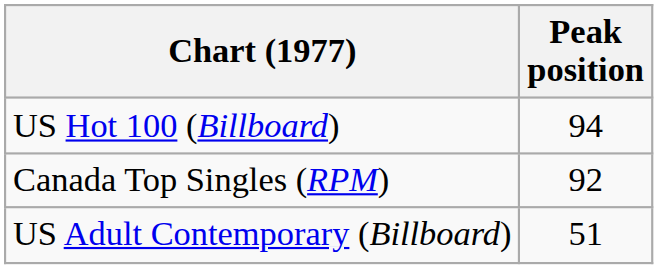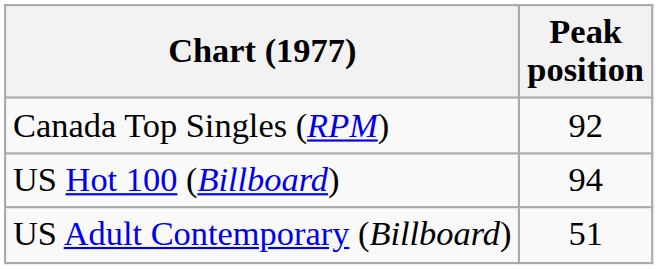rows swapped: (201, 179) <-> (176, 125)
